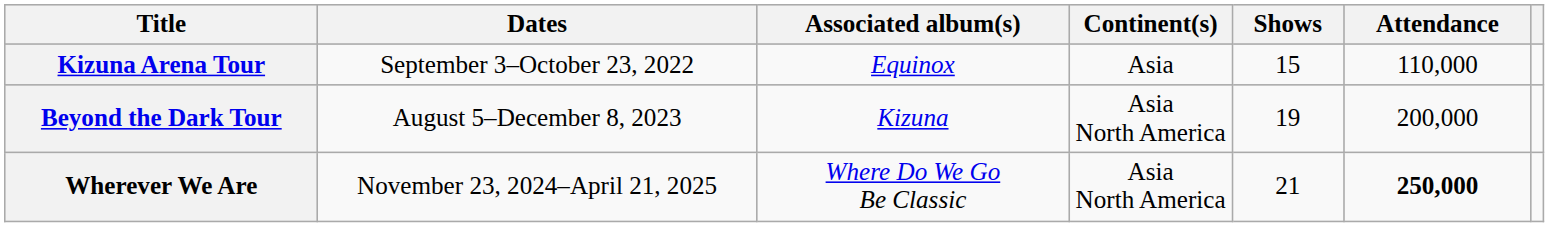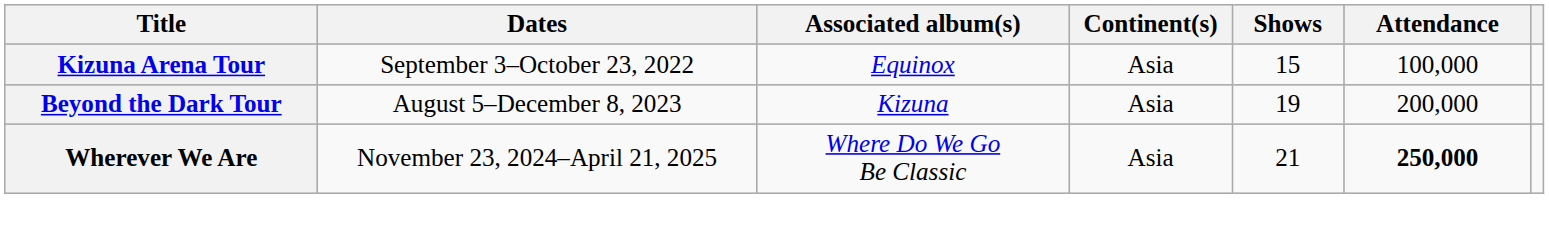(1438, 64) 110,000 -> (1438, 64) 100,000
(1151, 118) Asia North America -> (1151, 104) Asia
(1151, 186) Asia North America -> (1151, 158) Asia
